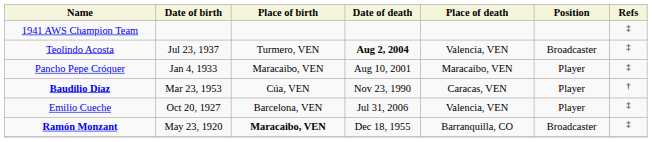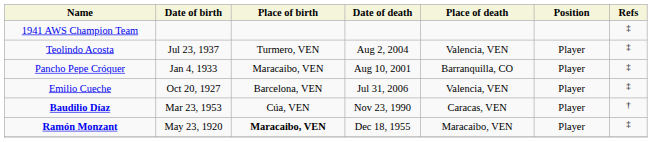(383, 49) bold -> (383, 49) normal
(572, 49) Broadcaster -> (572, 49) Player
(477, 69) Maracaibo, VEN -> (477, 69) Barranquilla, CO
rows swapped: (80, 107) <-> (80, 88)
(477, 127) Barranquilla, CO -> (477, 127) Maracaibo, VEN
(572, 127) Broadcaster -> (572, 127) Player
